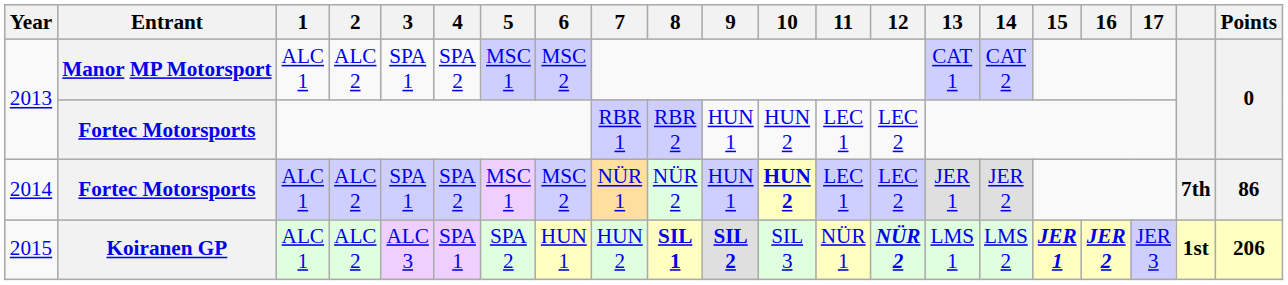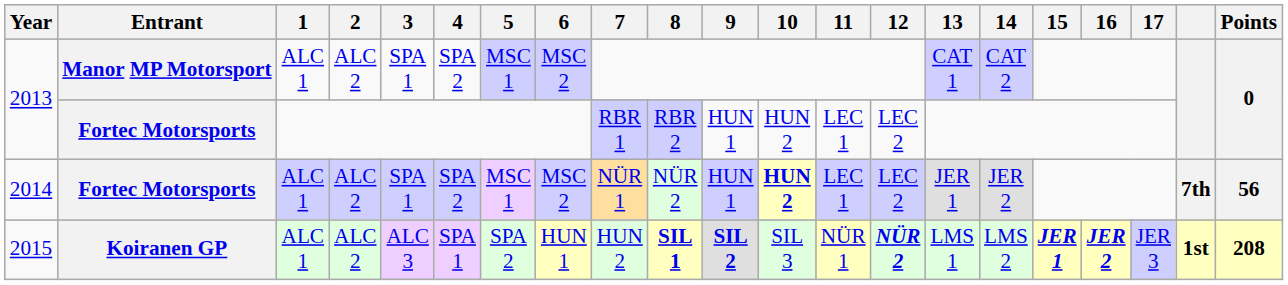(1249, 189) 86 -> (1249, 189) 56
(1249, 248) 206 -> (1249, 248) 208
